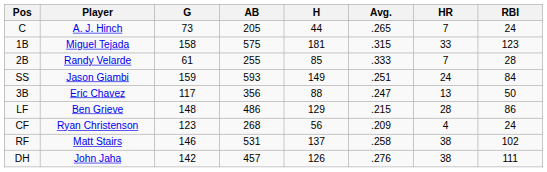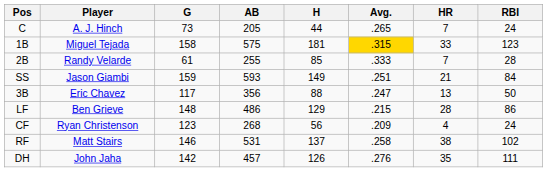(381, 45) no background -> (381, 45) gold background
(446, 77) 24 -> (446, 77) 21
(446, 158) 38 -> (446, 158) 35
